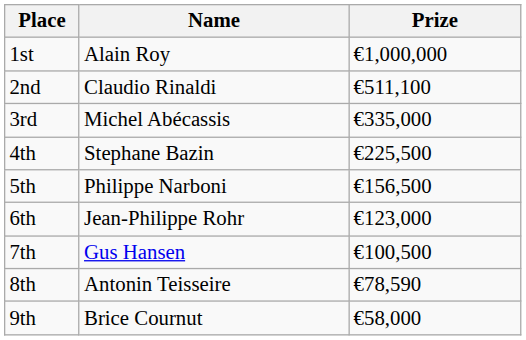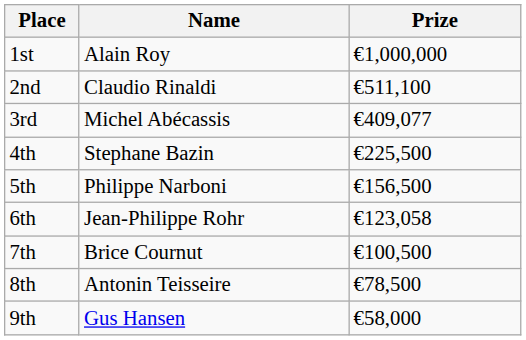(393, 119) €335,000 -> (393, 119) €409,077
(393, 218) €123,000 -> (393, 218) €123,058
(135, 251) Gus Hansen -> (143, 251) Brice Cournut
(387, 284) €78,590 -> (387, 284) €78,500
(143, 317) Brice Cournut -> (135, 317) Gus Hansen
